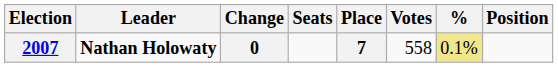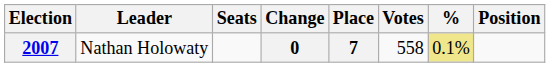columns swapped: (312, 18) <-> (254, 18)
(148, 47) bold -> (144, 47) normal
